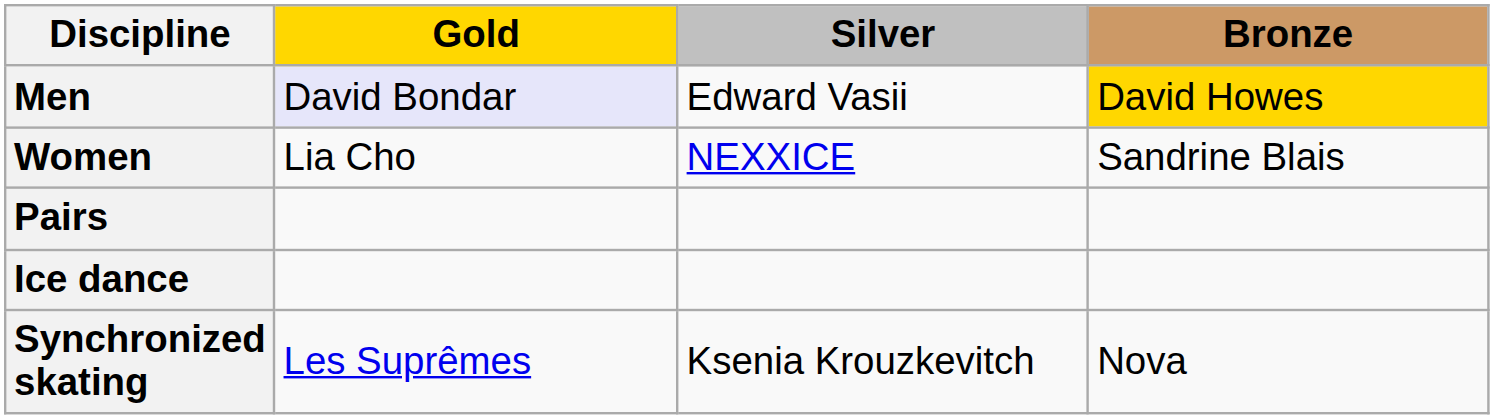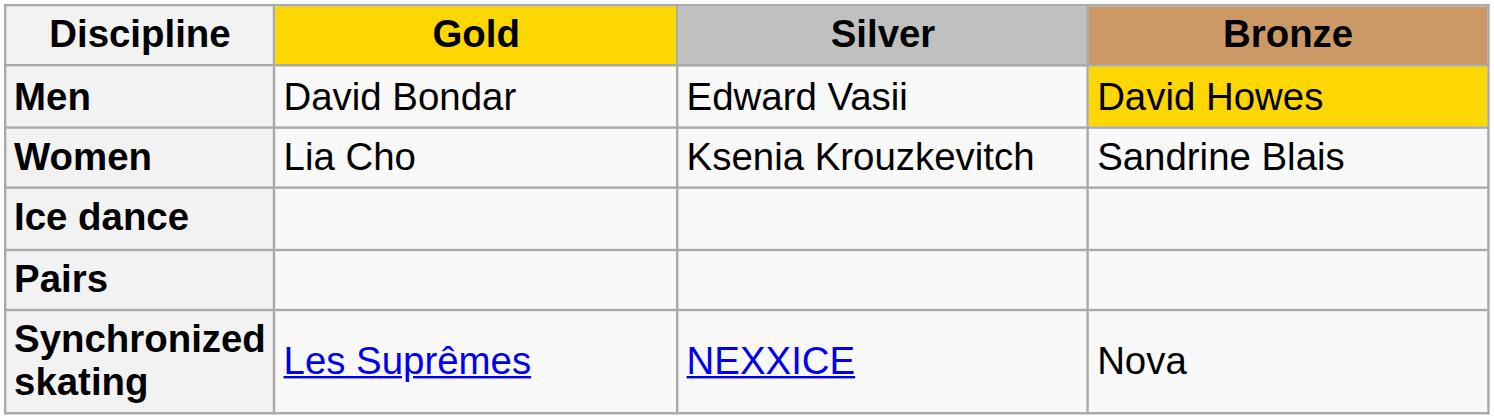(400, 95) lavender background -> (400, 95) no background
(771, 156) NEXXICE -> (861, 156) Ksenia Krouzkevitch
rows swapped: (61, 217) <-> (102, 278)
(861, 361) Ksenia Krouzkevitch -> (771, 361) NEXXICE
